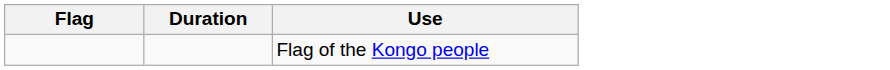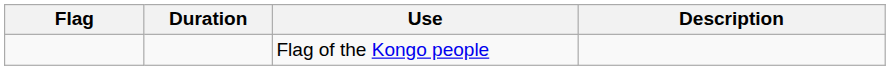+ column: (731, 19)
